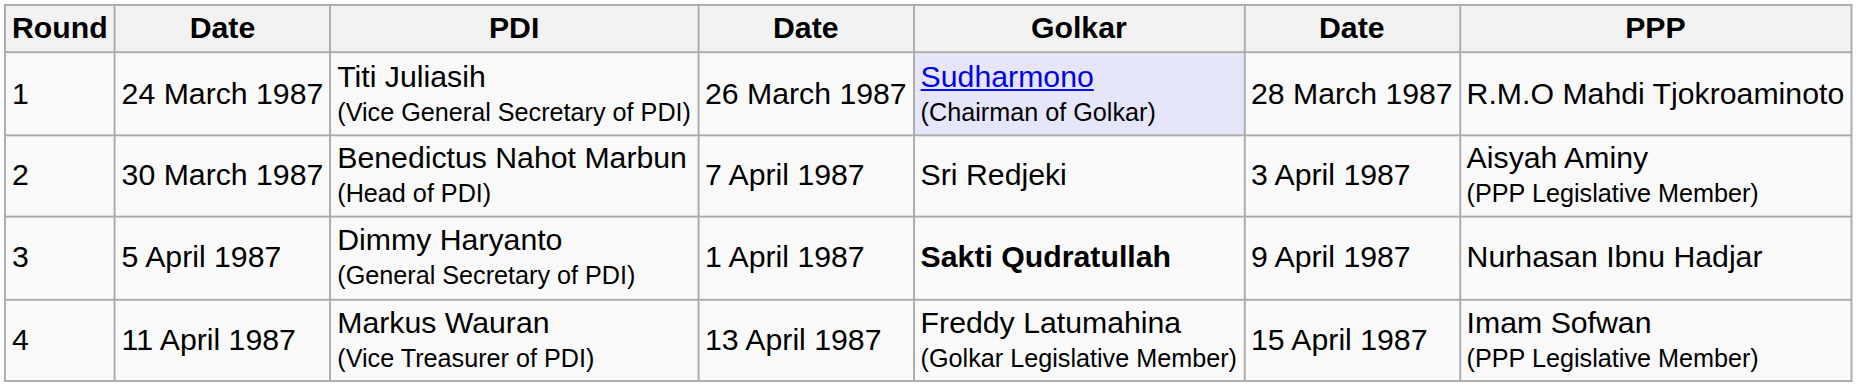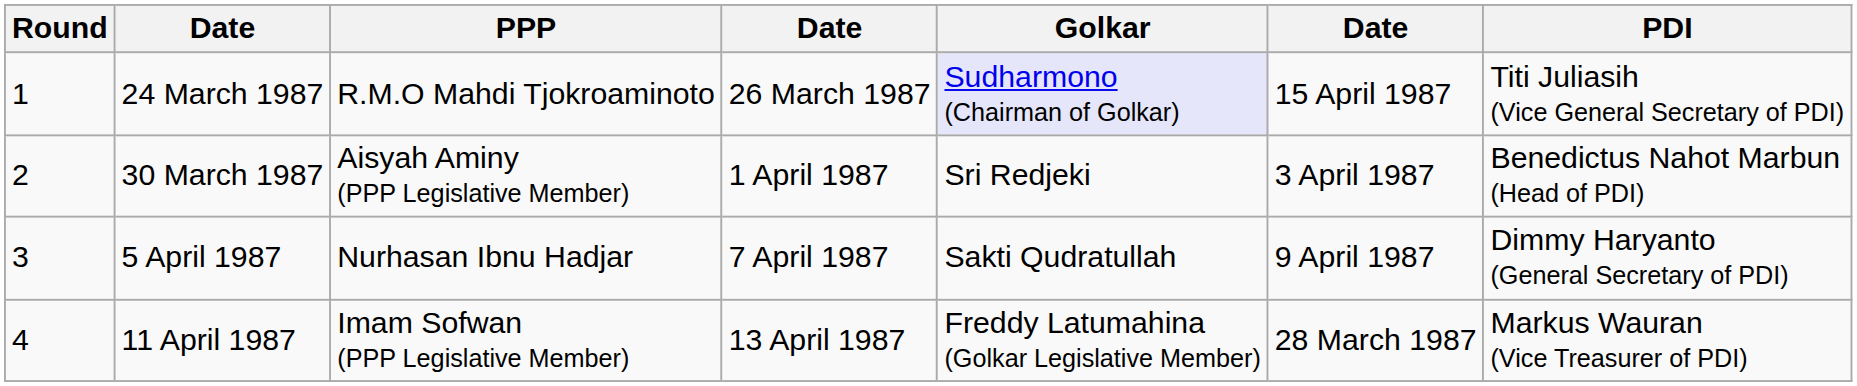columns swapped: (1655, 28) <-> (514, 28)
(1352, 93) 28 March 1987 -> (1363, 93) 15 April 1987
(785, 175) 7 April 1987 -> (809, 175) 1 April 1987
(785, 257) 1 April 1987 -> (809, 257) 7 April 1987
(1046, 257) bold -> (1060, 257) normal
(1339, 339) 15 April 1987 -> (1376, 339) 28 March 1987
